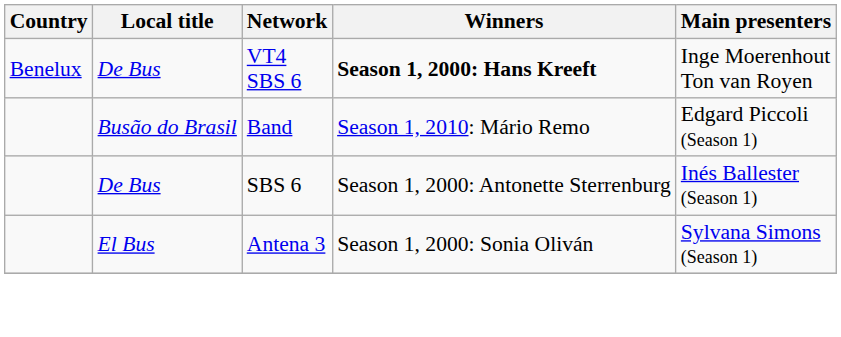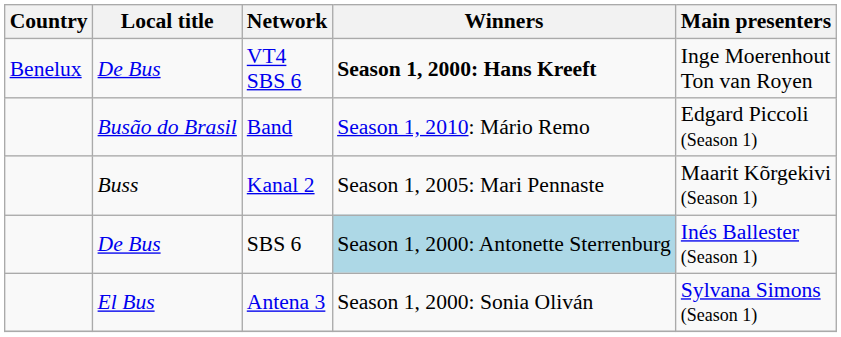+ row: (281, 185)
(504, 185) no background -> (504, 243) lightblue background
